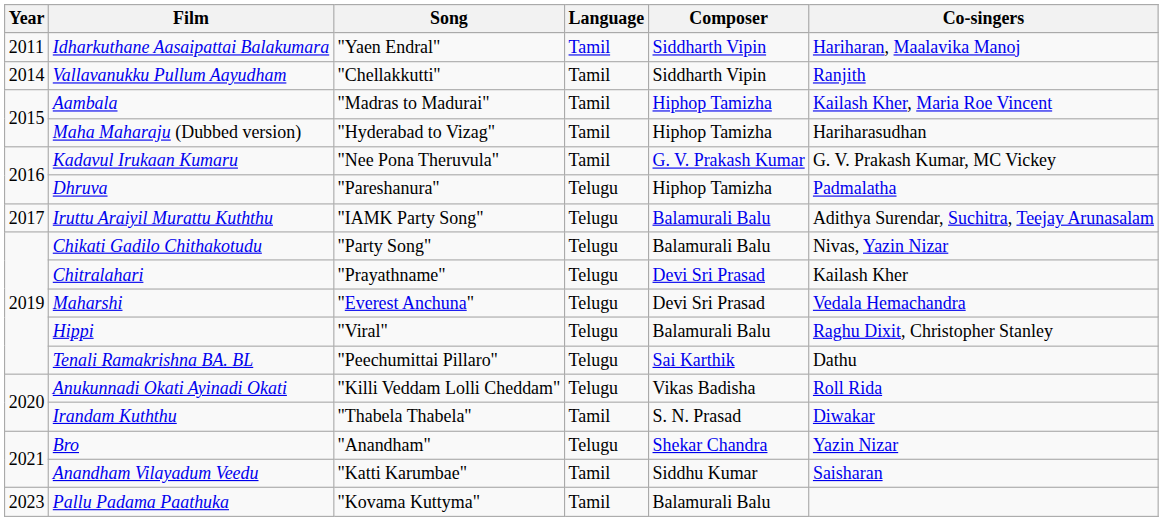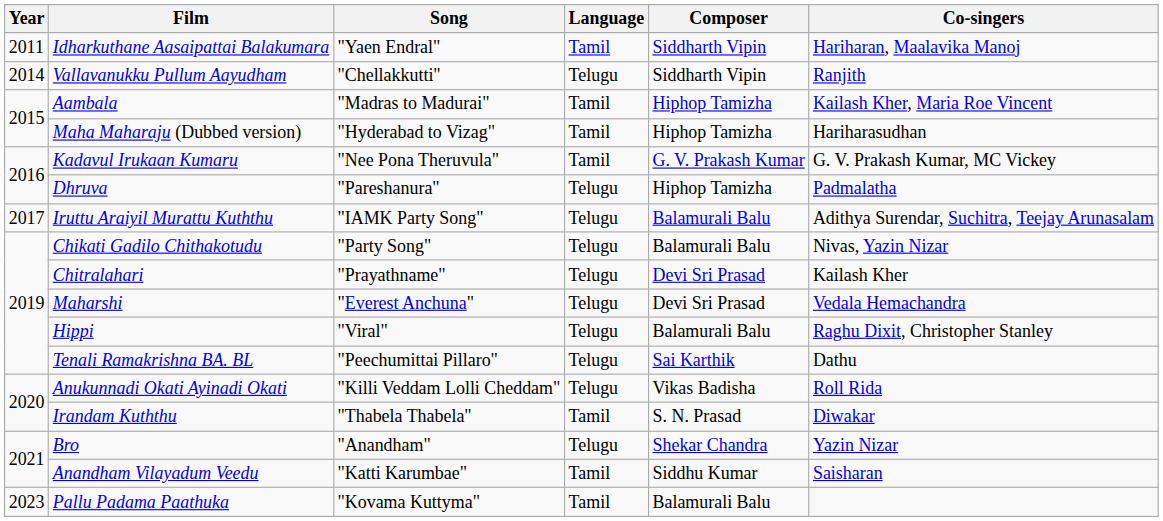(589, 75) Tamil -> (593, 75) Telugu
